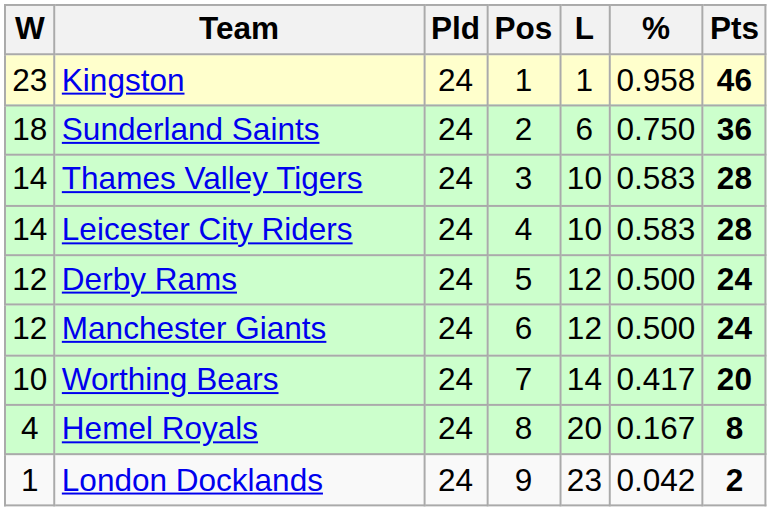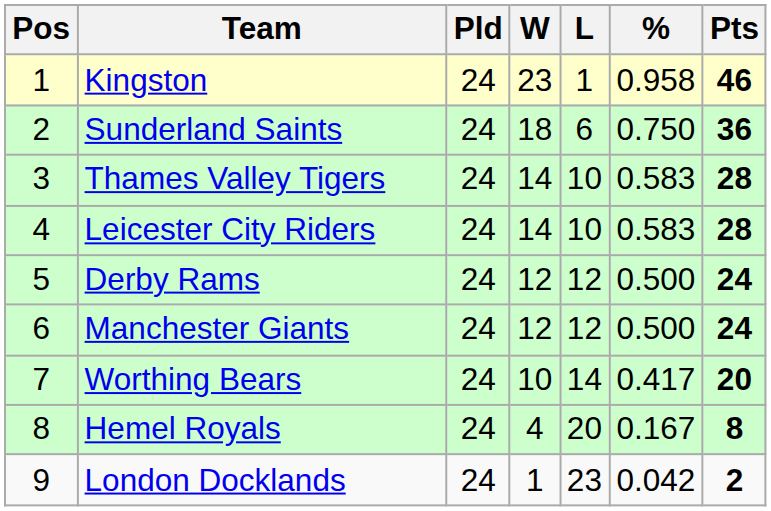columns swapped: (523, 29) <-> (30, 29)
